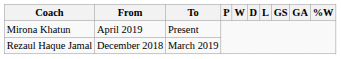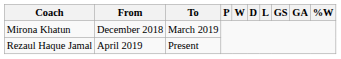(120, 29) April 2019 -> (130, 29) December 2018
(183, 29) Present -> (193, 29) March 2019
(130, 45) December 2018 -> (120, 45) April 2019
(193, 45) March 2019 -> (183, 45) Present
